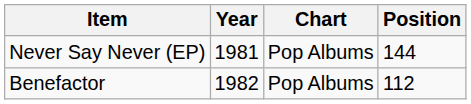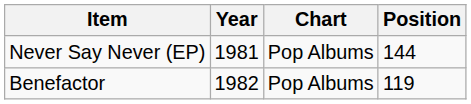(399, 83) 112 -> (399, 83) 119
